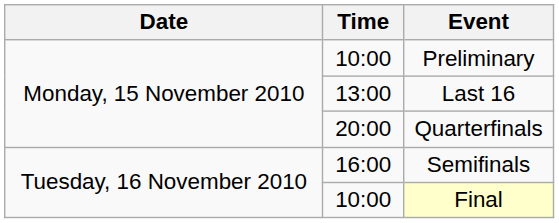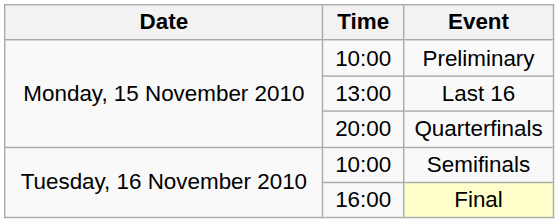(363, 164) 16:00 -> (363, 164) 10:00
(363, 199) 10:00 -> (363, 199) 16:00
